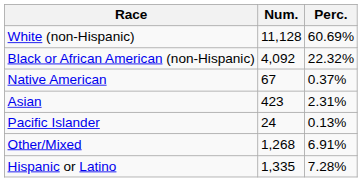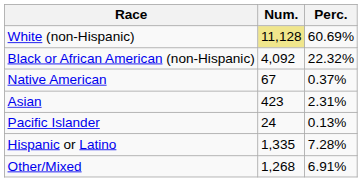(281, 36) no background -> (281, 36) khaki background
rows swapped: (45, 144) <-> (62, 166)
